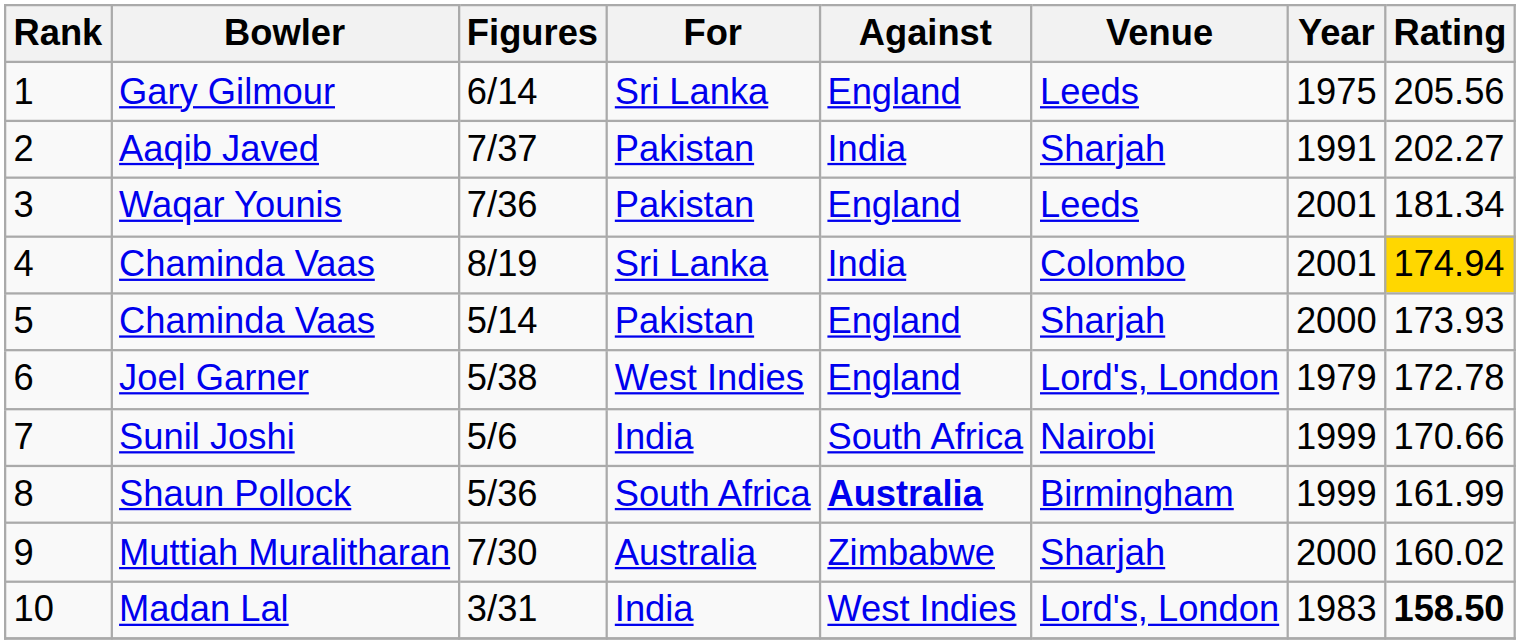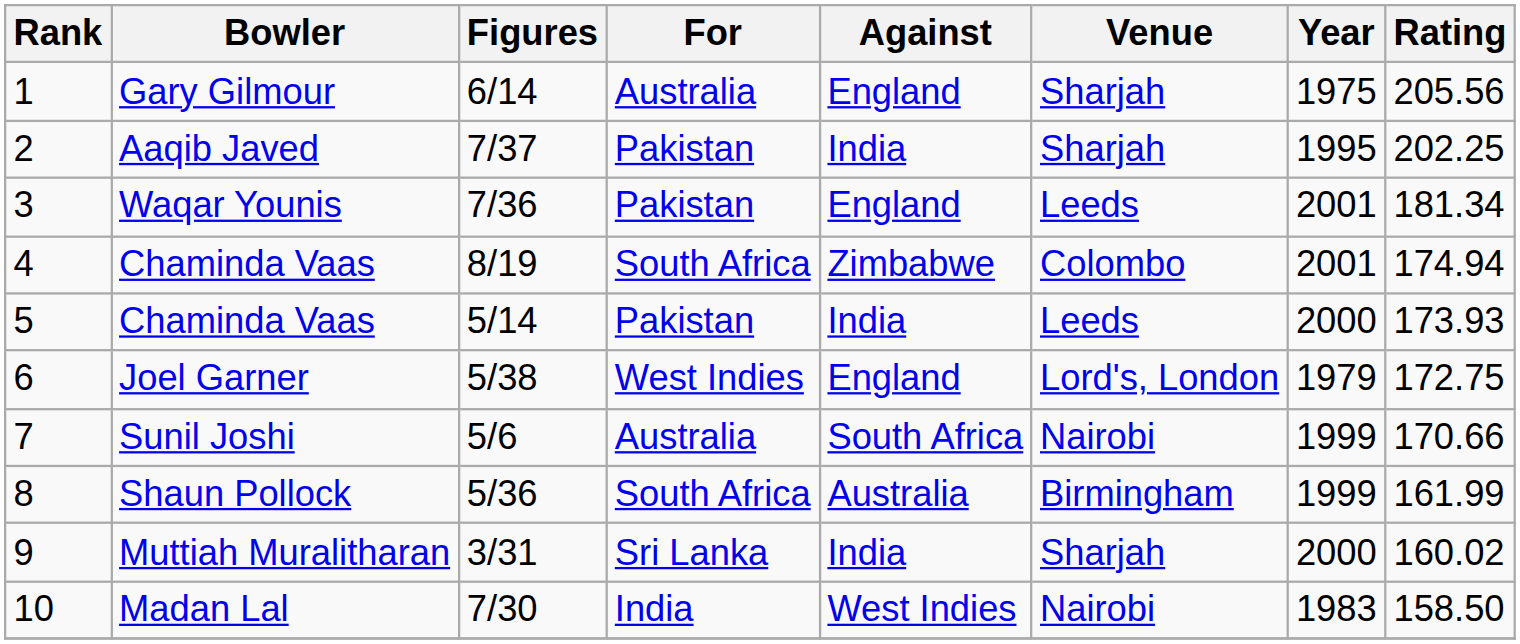(692, 90) Sri Lanka -> (685, 90) Australia
(1089, 90) Leeds -> (1103, 90) Sharjah
(1336, 148) 1991 -> (1336, 148) 1995
(1449, 148) 202.27 -> (1449, 148) 202.25
(692, 263) Sri Lanka -> (713, 263) South Africa
(867, 263) India -> (911, 263) Zimbabwe
(1449, 263) gold background -> (1449, 263) no background
(894, 321) England -> (867, 321) India
(1103, 321) Sharjah -> (1089, 321) Leeds
(1449, 378) 172.78 -> (1449, 378) 172.75
(654, 436) India -> (685, 436) Australia
(905, 494) bold -> (898, 494) normal
(502, 551) 7/30 -> (502, 551) 3/31
(685, 551) Australia -> (692, 551) Sri Lanka
(911, 551) Zimbabwe -> (867, 551) India
(502, 609) 3/31 -> (502, 609) 7/30
(1160, 609) Lord's, London -> (1098, 609) Nairobi
(1449, 609) bold -> (1449, 609) normal
